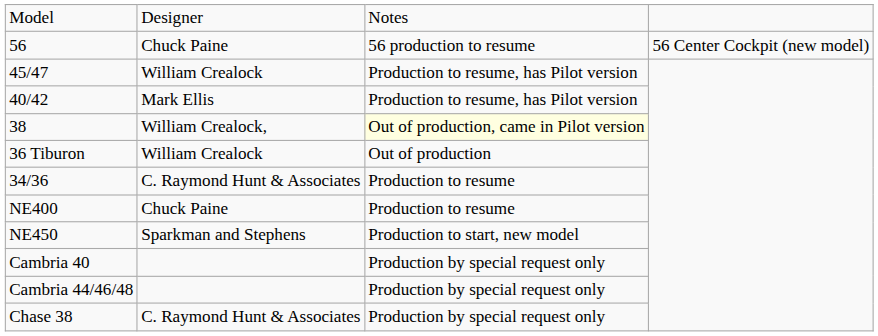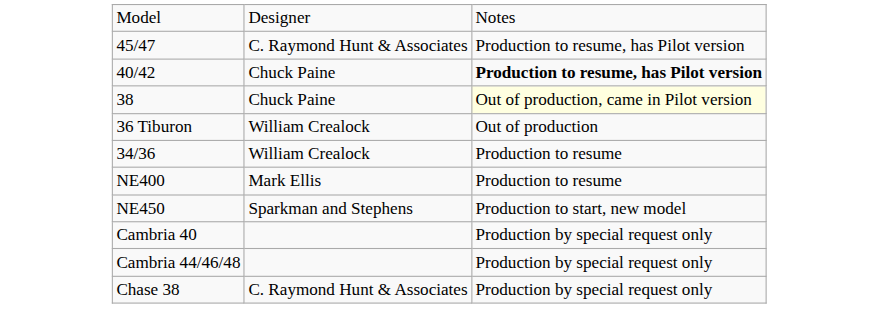- row: (18, 45)
(202, 72) William Crealock -> (358, 45) C. Raymond Hunt & Associates
(178, 99) Mark Ellis -> (292, 72) Chuck Paine
(503, 99) normal -> (619, 72) bold
(204, 126) William Crealock, -> (292, 99) Chuck Paine
(251, 180) C. Raymond Hunt & Associates -> (309, 153) William Crealock
(185, 208) Chuck Paine -> (285, 180) Mark Ellis
